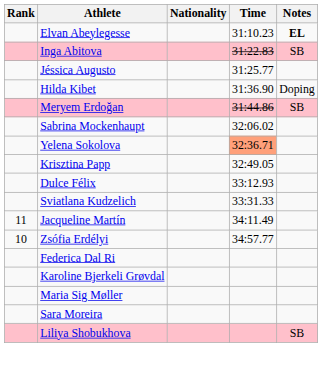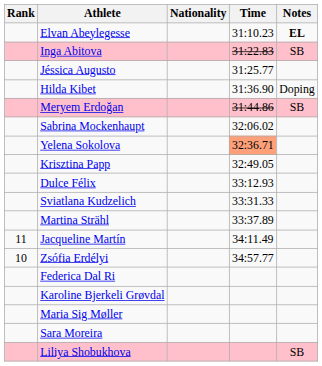+ row: (75, 220)
